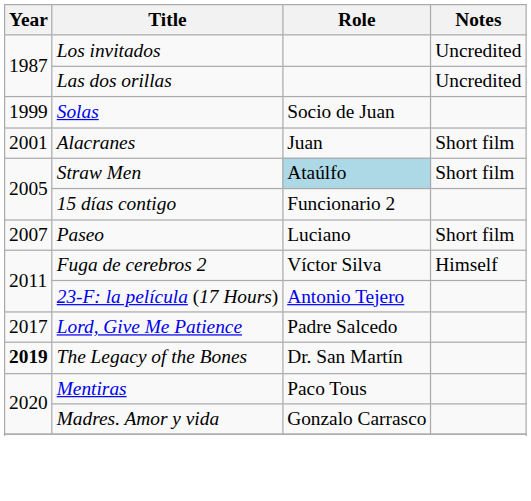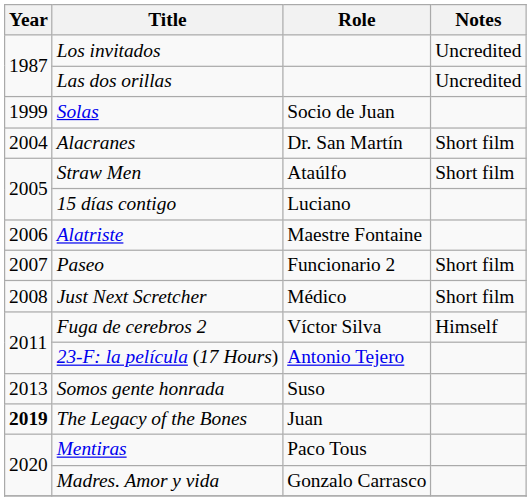(28, 142) 2001 -> (28, 142) 2004
(305, 142) Juan -> (345, 142) Dr. San Martín
(317, 173) lightblue background -> (317, 173) no background
(341, 204) Funcionario 2 -> (319, 204) Luciano
+ row: (90, 234)
(319, 234) Luciano -> (341, 265) Funcionario 2
+ row: (132, 296)
+ row: (141, 388)
- row: (149, 326)
(345, 357) Dr. San Martín -> (305, 419) Juan
